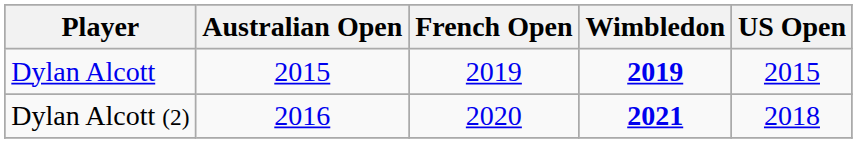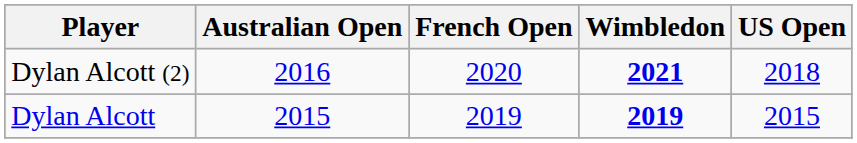rows swapped: (83, 71) <-> (100, 115)
